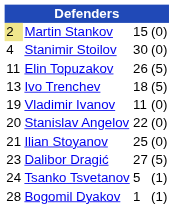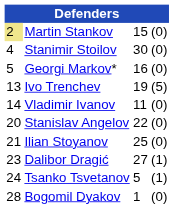+ row: (71, 68)
- row: (69, 68)
(140, 86) 18 -> (140, 86) 19
(14, 105) 19 -> (14, 105) 14
(159, 159) (5) -> (159, 159) (1)
(159, 196) (1) -> (159, 196) (0)
